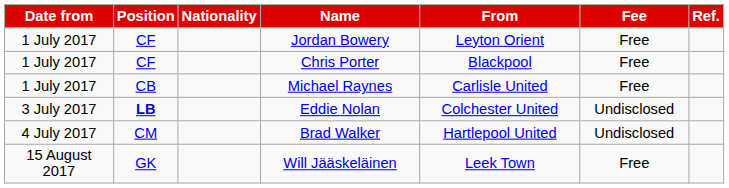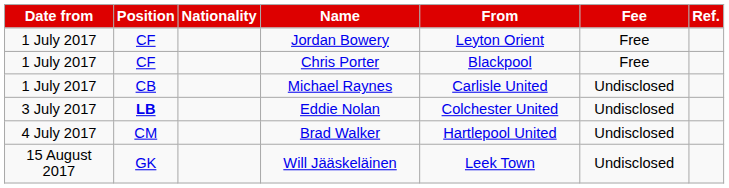(634, 86) Free -> (634, 86) Undisclosed
(634, 164) Free -> (634, 164) Undisclosed
